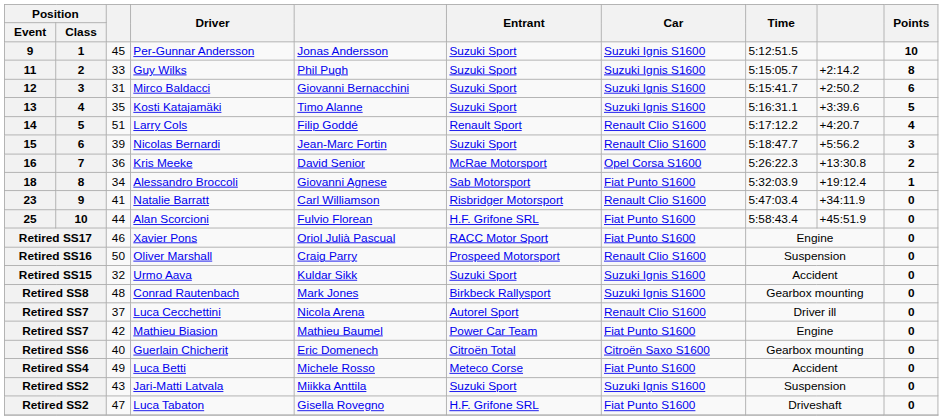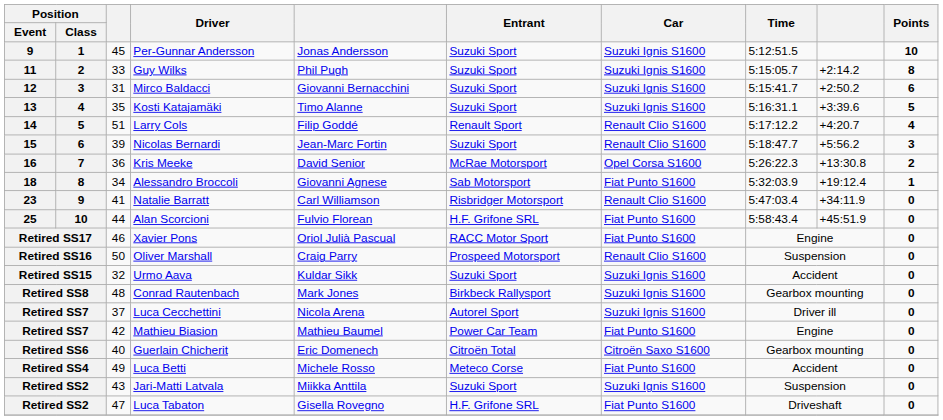(655, 312) Renault Clio S1600 -> (655, 312) Suzuki Ignis S1600
